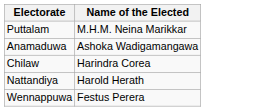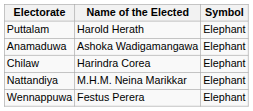+ column: (224, 13)
(132, 30) M.H.M. Neina Marikkar -> (110, 30) Harold Herath
(110, 81) Harold Herath -> (132, 81) M.H.M. Neina Marikkar
